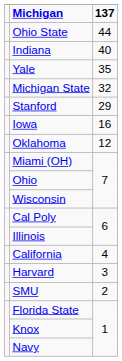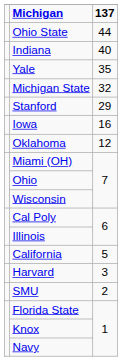(105, 254) 4 -> (105, 254) 5
